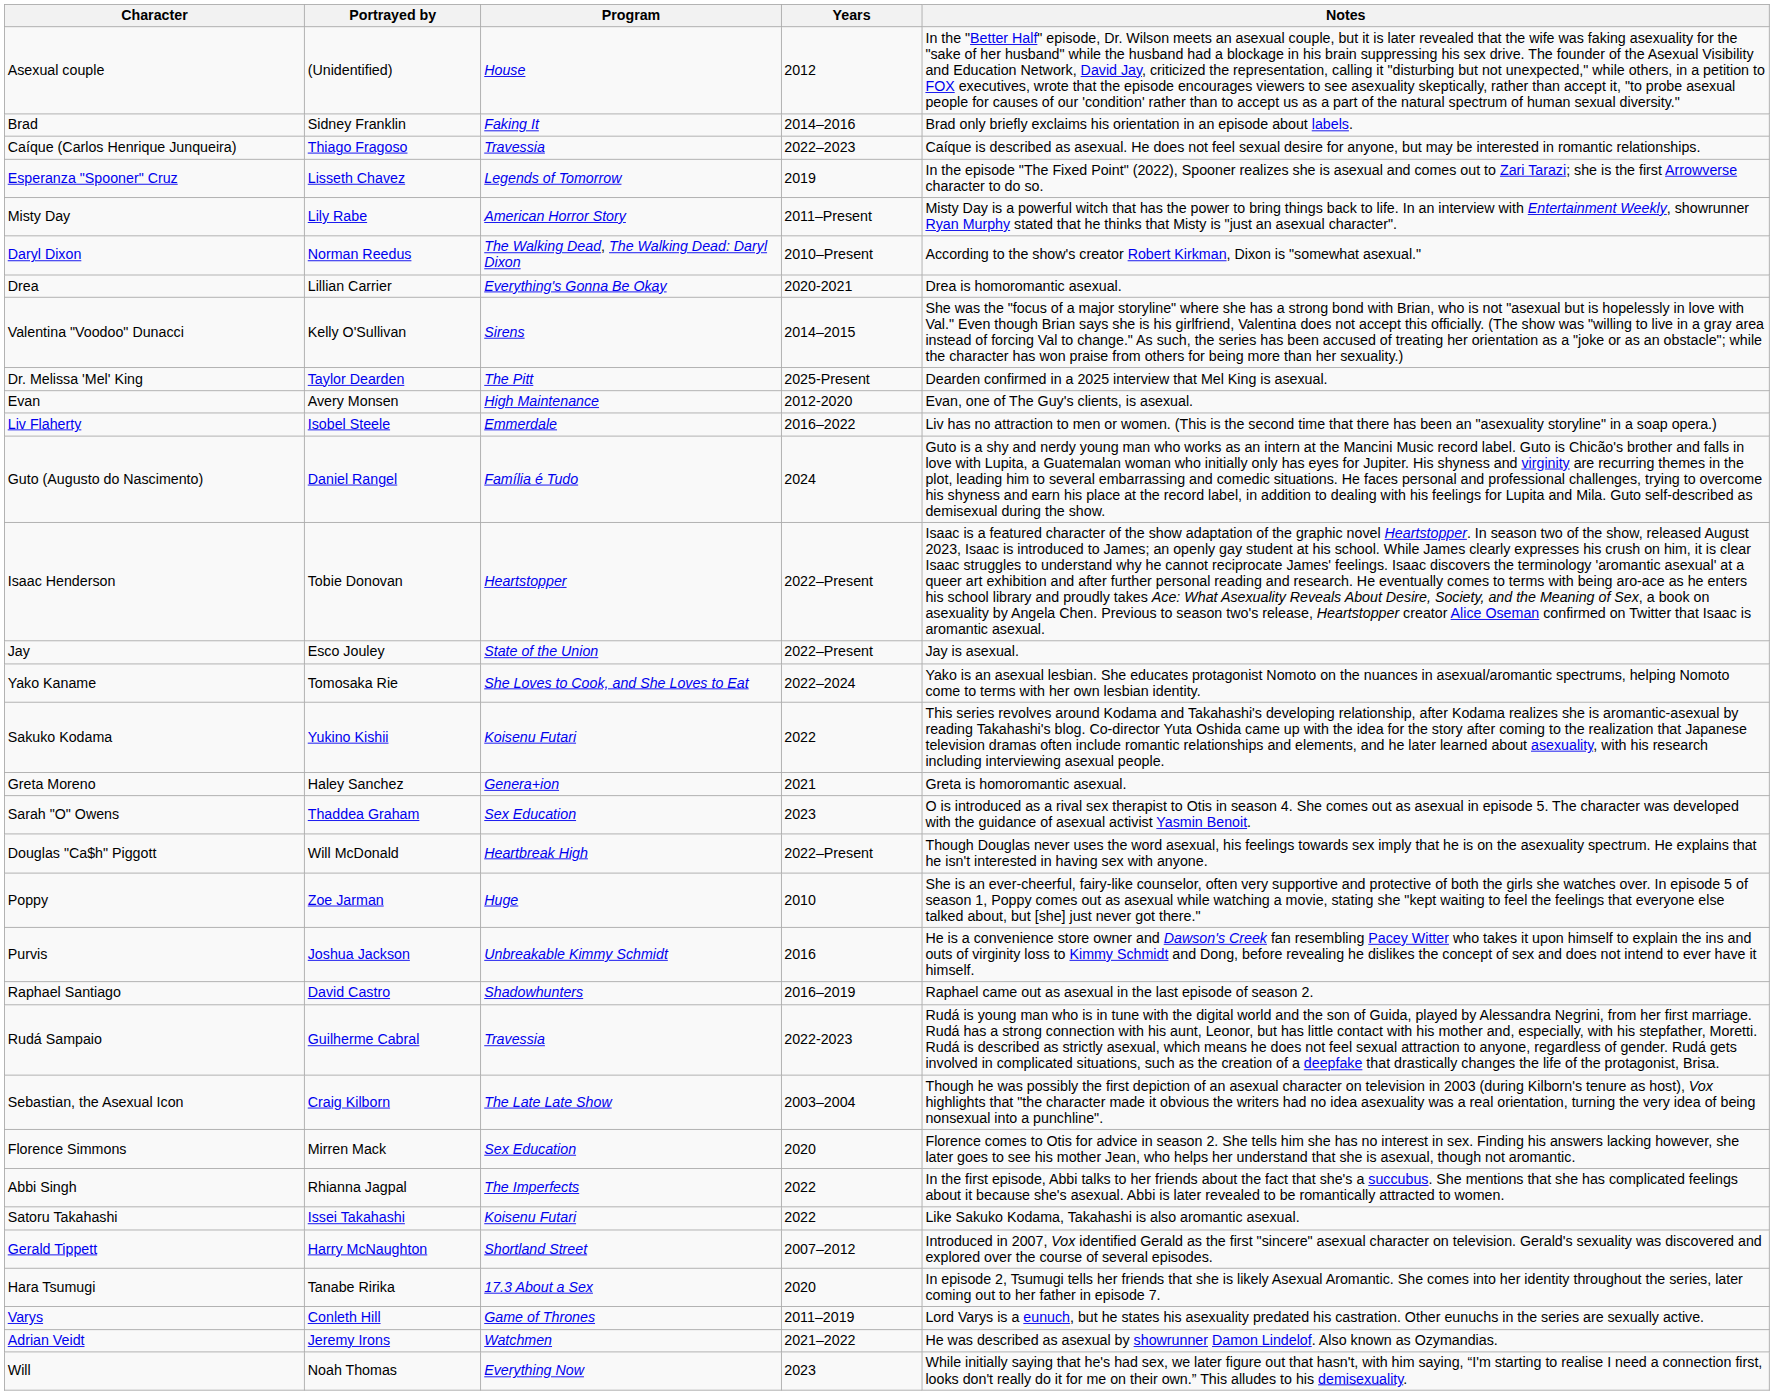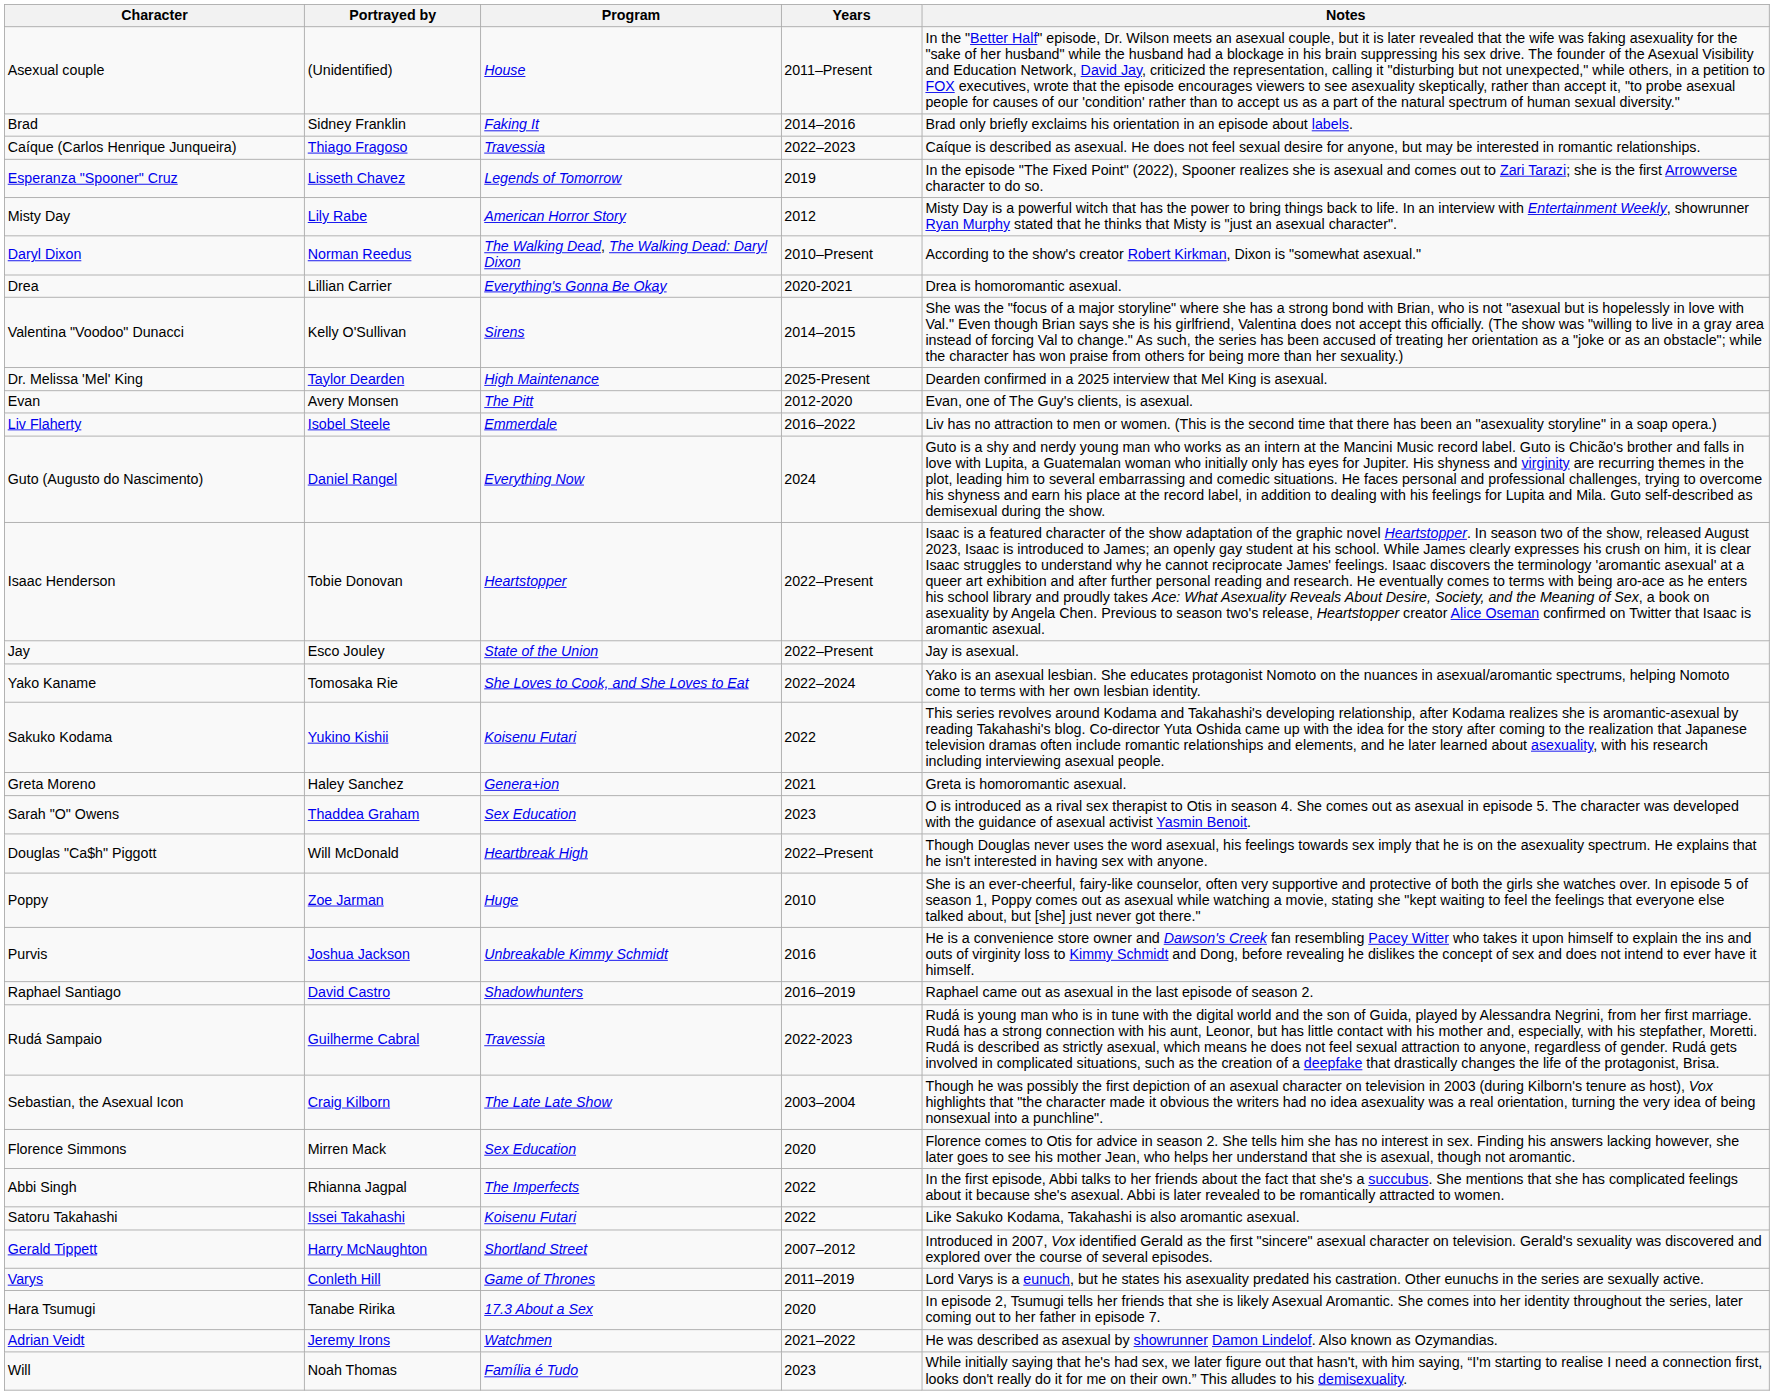(800, 70) 2012 -> (828, 70) 2011–Present
(828, 216) 2011–Present -> (800, 216) 2012
(509, 379) The Pitt -> (542, 379) High Maintenance
(542, 401) High Maintenance -> (509, 401) The Pitt
(531, 479) Família é Tudo -> (534, 479) Everything Now
rows swapped: (52, 1287) <-> (25, 1318)
(534, 1371) Everything Now -> (531, 1371) Família é Tudo
